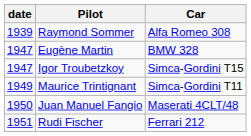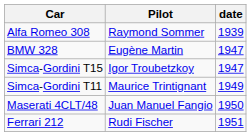columns swapped: (20, 14) <-> (196, 14)
